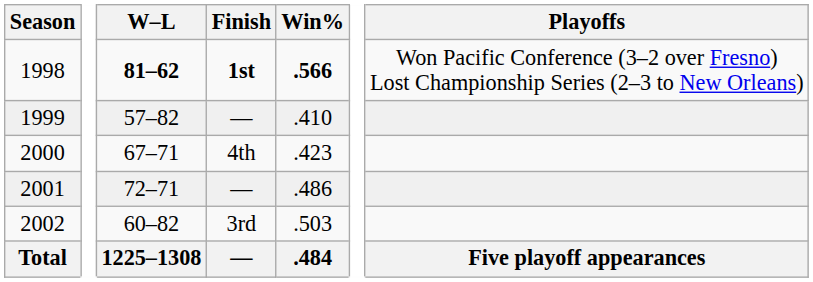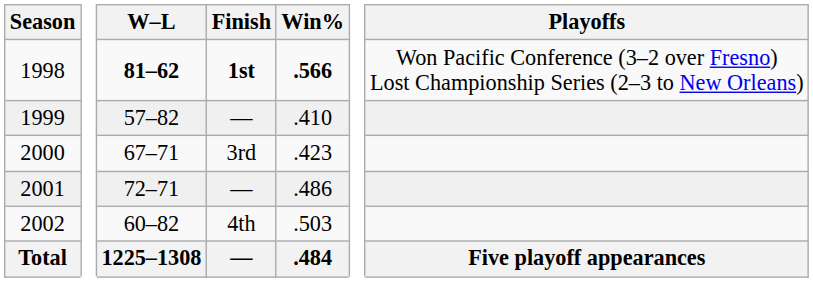(241, 152) 4th -> (241, 152) 3rd
(241, 223) 3rd -> (241, 223) 4th
